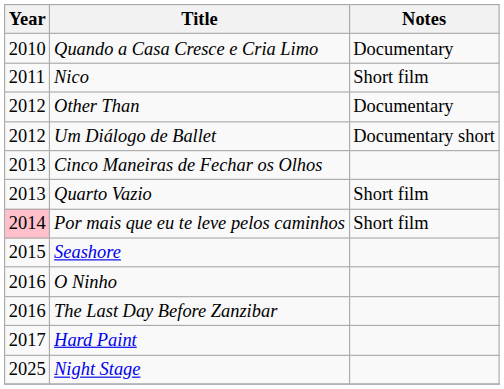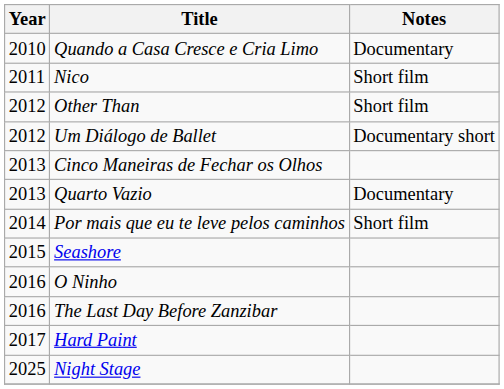(403, 106) Documentary -> (391, 106) Short film
(391, 194) Short film -> (403, 194) Documentary
(27, 223) pink background -> (27, 223) no background
